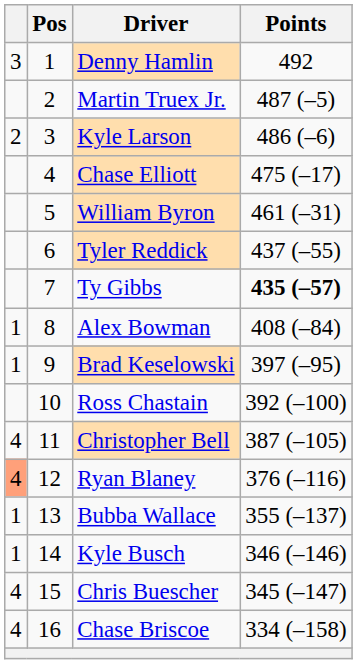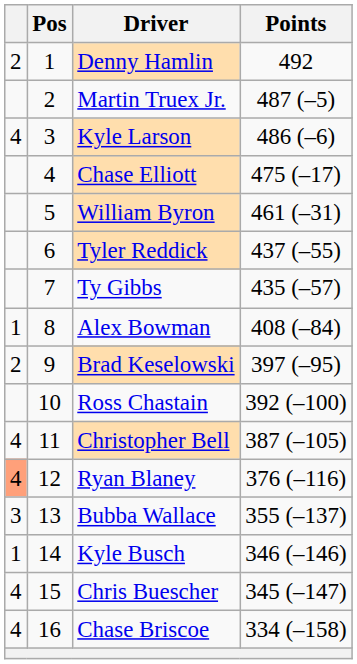(16, 61) 3 -> (16, 61) 2
(16, 137) 2 -> (16, 137) 4
(296, 288) bold -> (296, 288) normal
(16, 364) 1 -> (16, 364) 2
(16, 515) 1 -> (16, 515) 3
